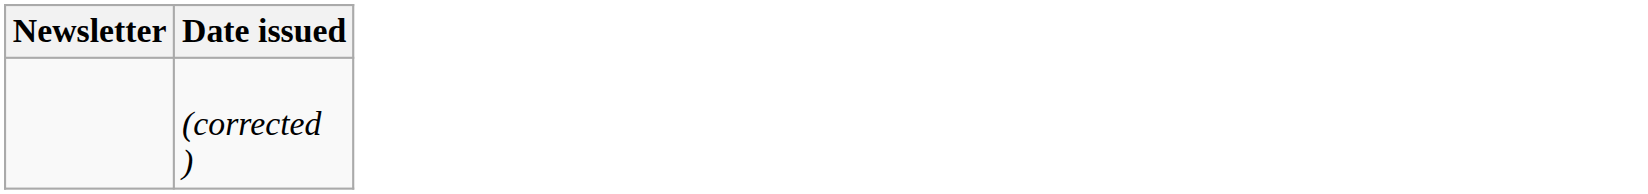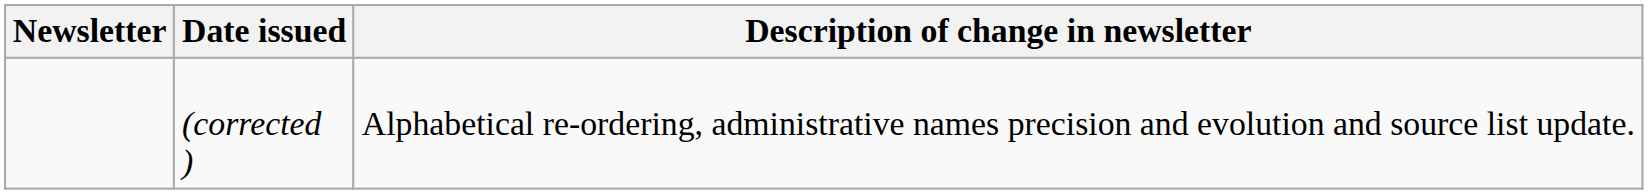+ column: (998, 31)
